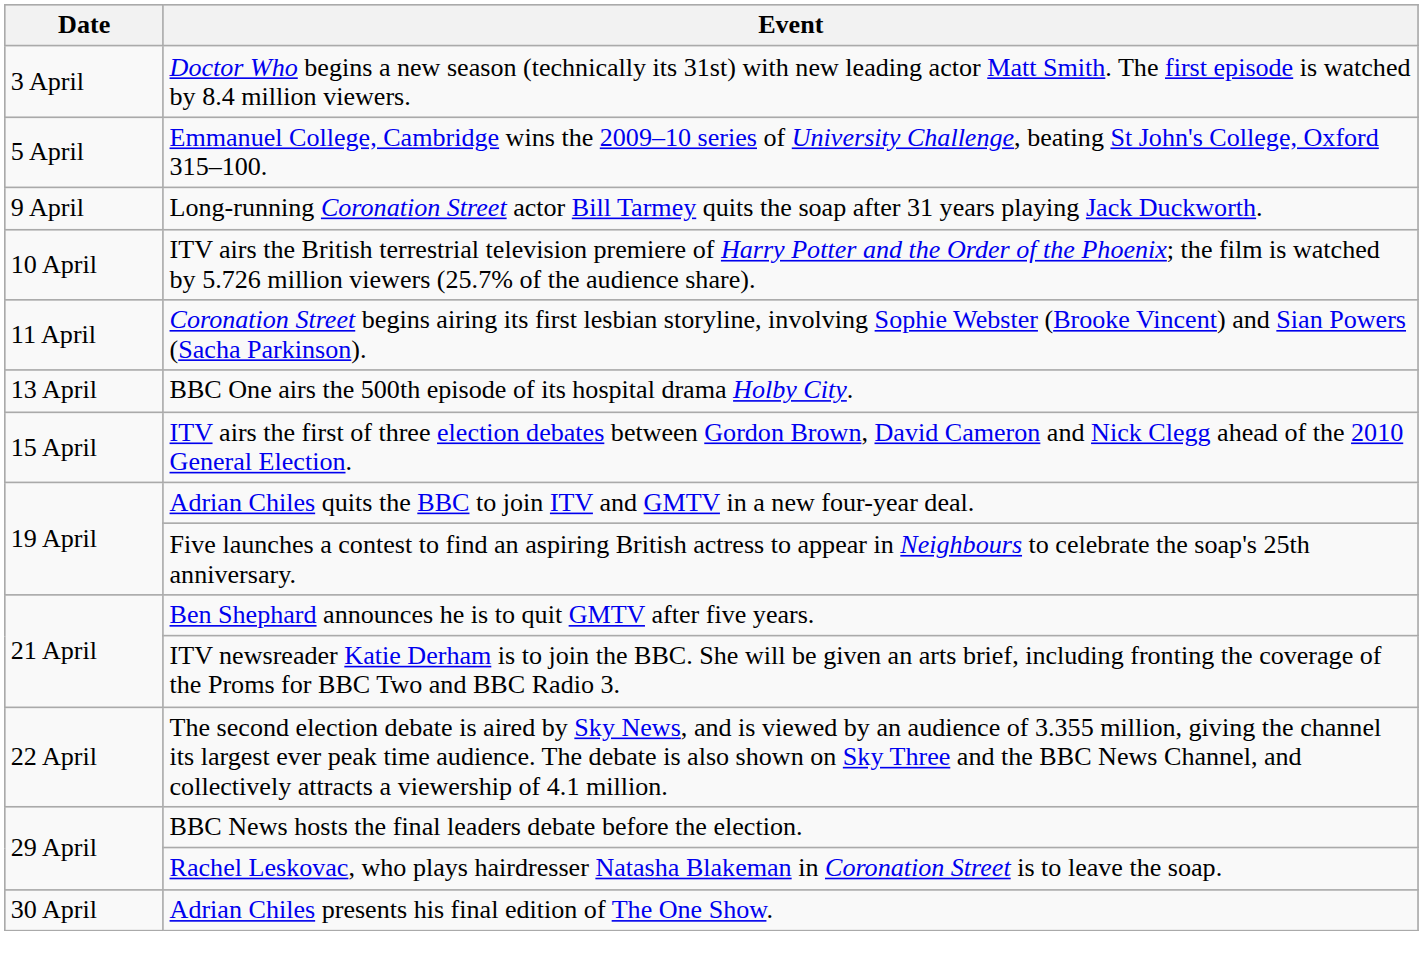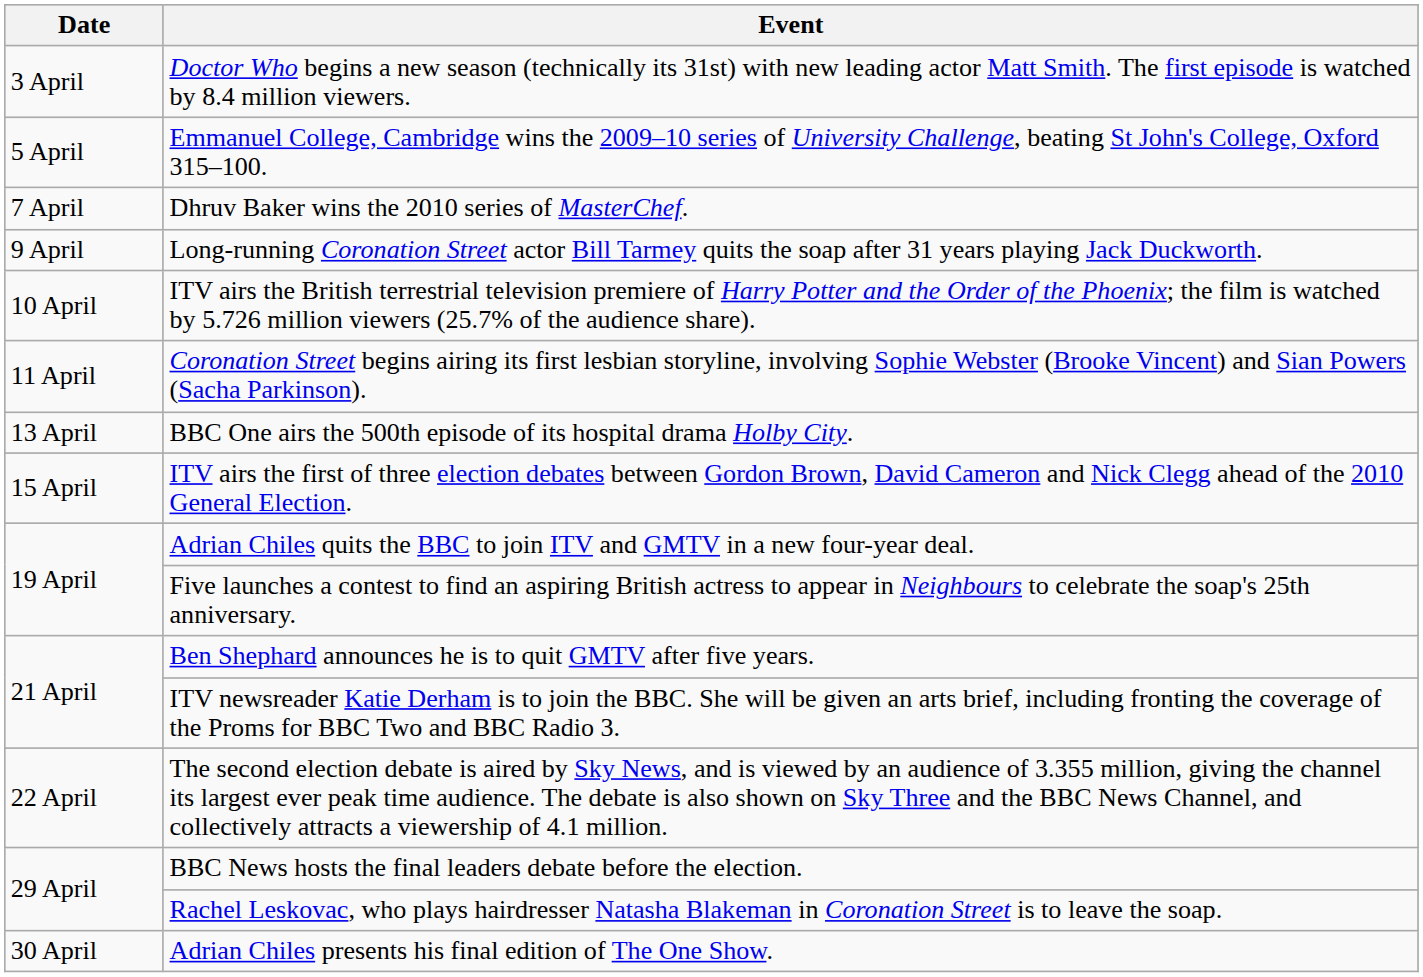+ row: (429, 207)
